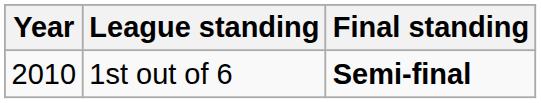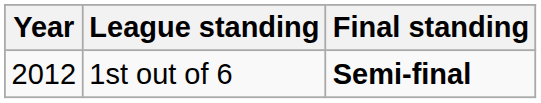(44, 73) 2010 -> (44, 73) 2012
